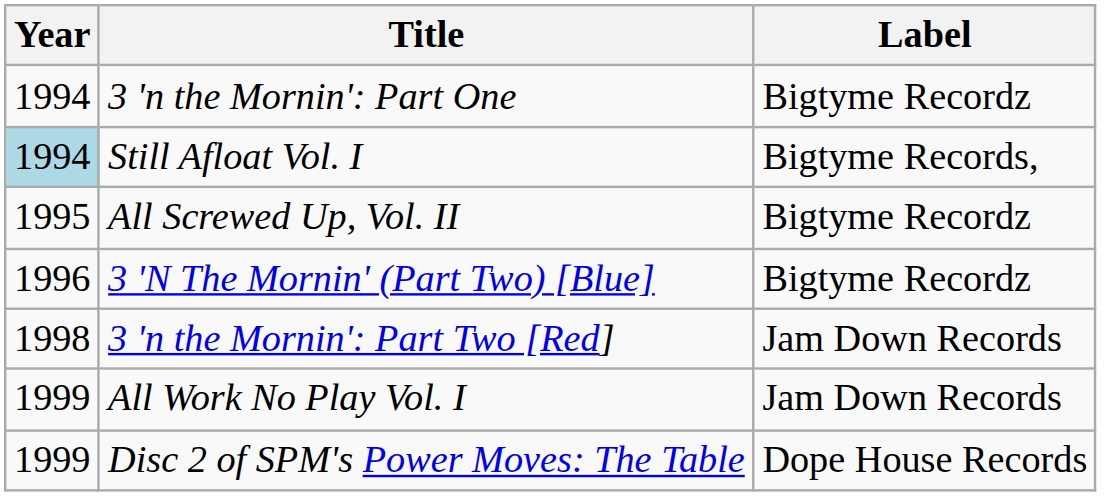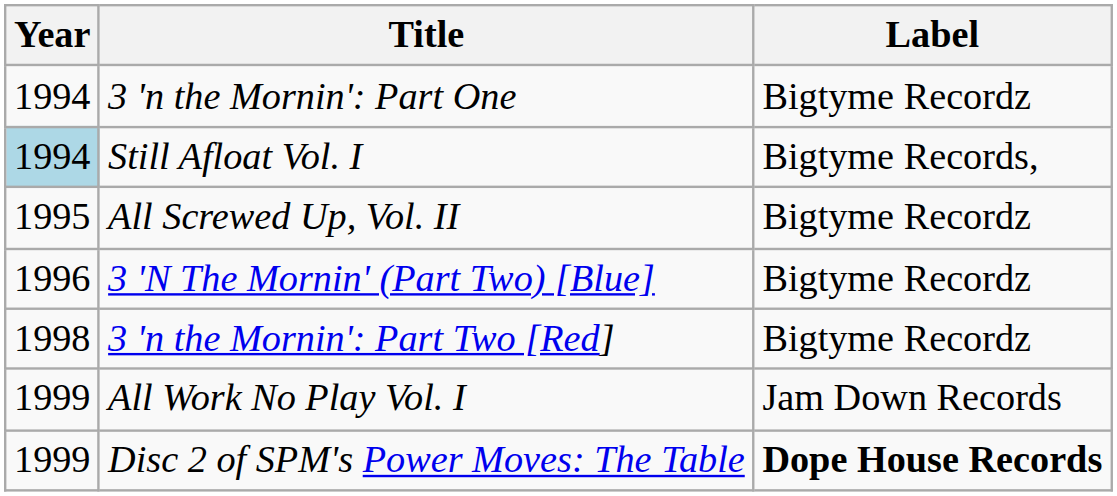(912, 338) Jam Down Records -> (897, 338) Bigtyme Recordz
(925, 459) normal -> (932, 459) bold
